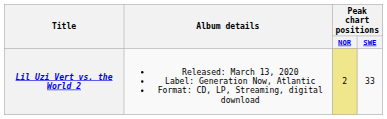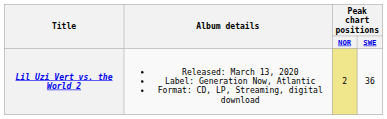(370, 81) 33 -> (370, 81) 36
